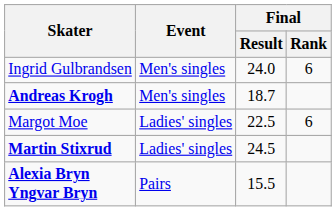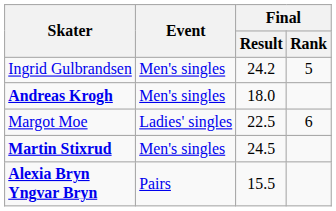(261, 70) 24.0 -> (261, 70) 24.2
(309, 70) 6 -> (309, 70) 5
(261, 96) 18.7 -> (261, 96) 18.0
(186, 148) Ladies' singles -> (182, 148) Men's singles
